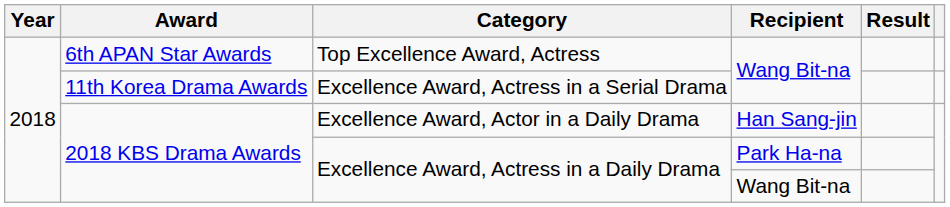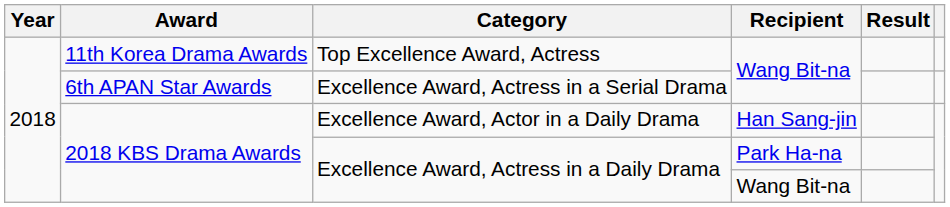(168, 53) 6th APAN Star Awards -> (186, 53) 11th Korea Drama Awards
(186, 86) 11th Korea Drama Awards -> (168, 86) 6th APAN Star Awards
